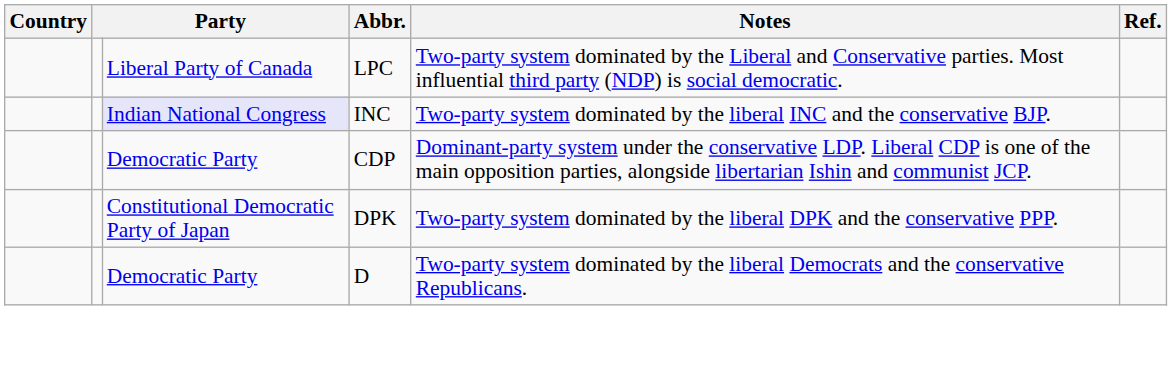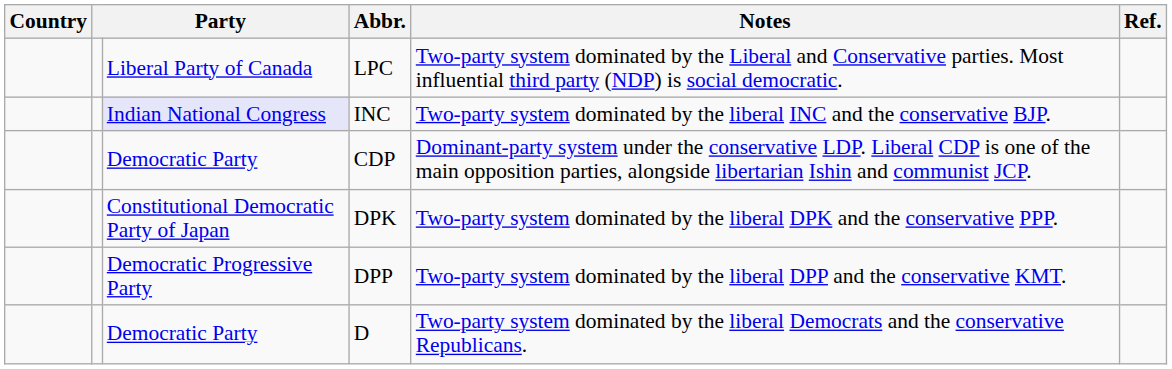+ row: (373, 275)
